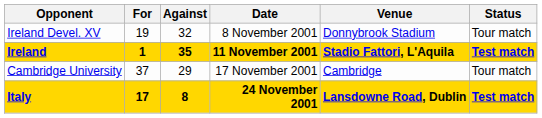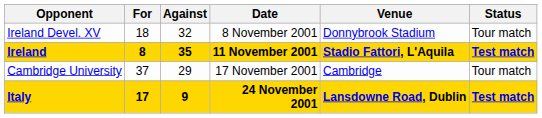(142, 33) 19 -> (142, 33) 18
(142, 52) 1 -> (142, 52) 8
(185, 96) 8 -> (185, 96) 9
